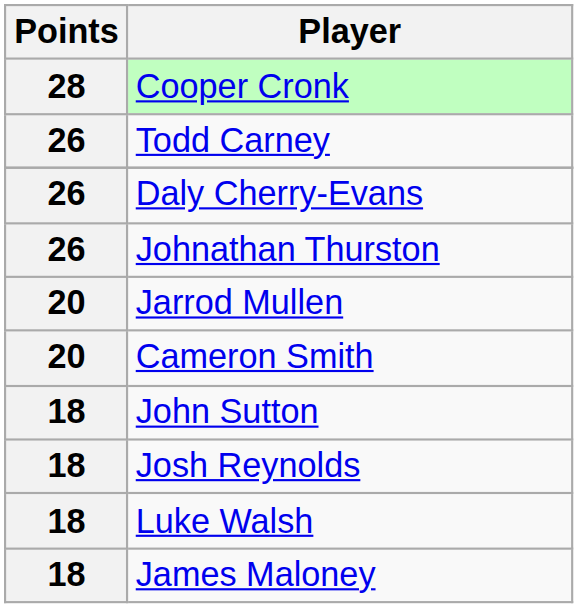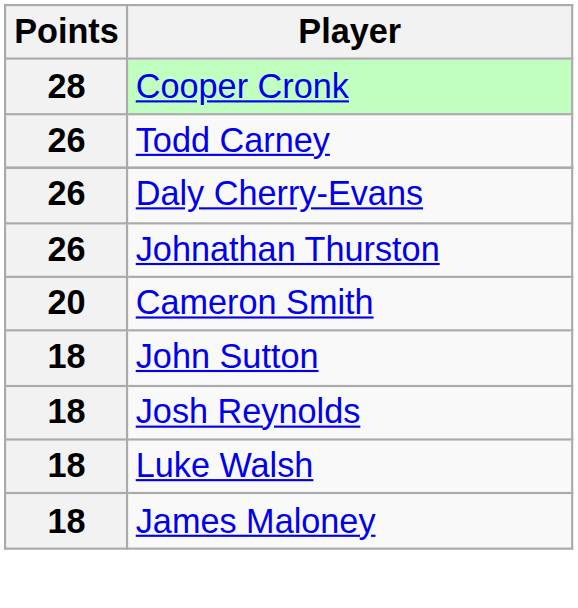- row: (239, 303)
